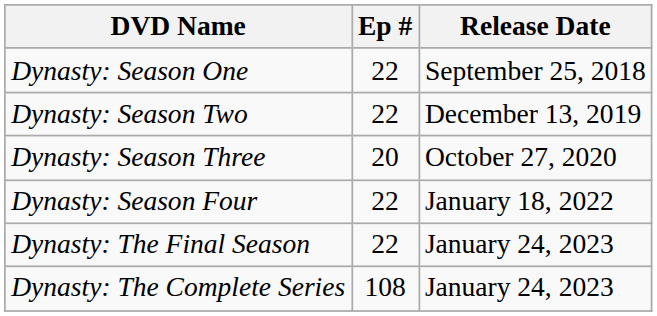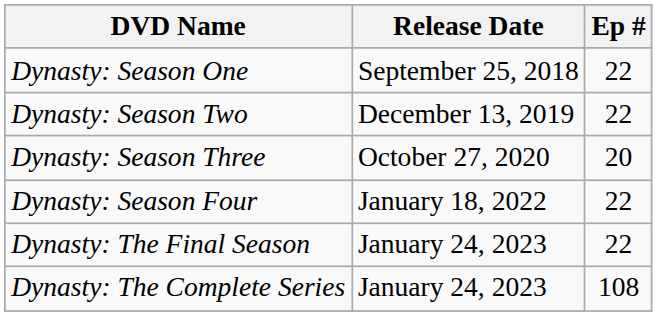columns swapped: (385, 26) <-> (535, 26)
